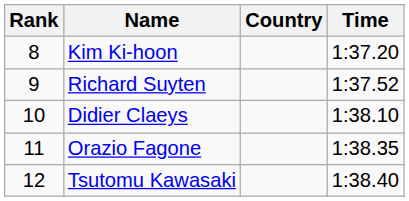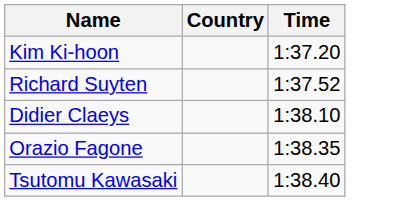- column: (34, 20)
